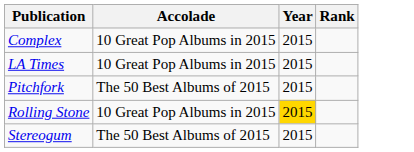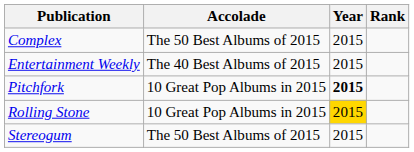(186, 40) 10 Great Pop Albums in 2015 -> (233, 40) The 50 Best Albums of 2015
+ row: (74, 64)
- row: (36, 64)
(183, 87) The 50 Best Albums of 2015 -> (236, 87) 10 Great Pop Albums in 2015
(298, 87) normal -> (348, 87) bold
